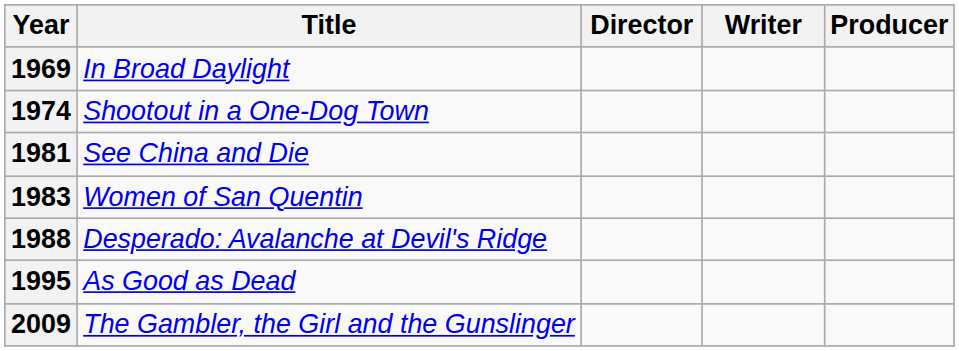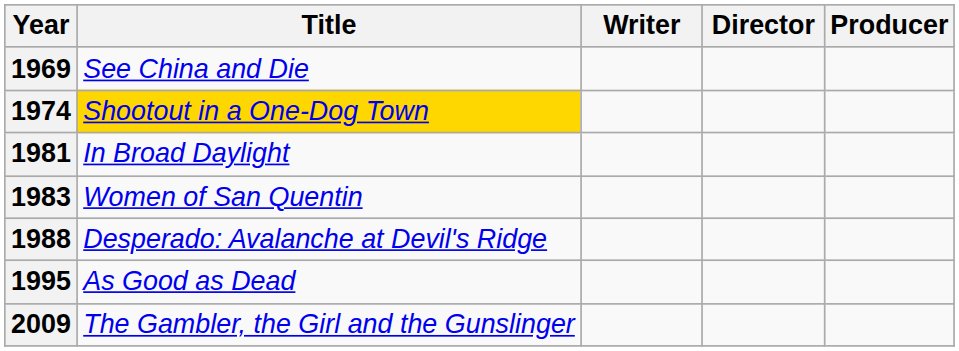columns swapped: (642, 25) <-> (763, 25)
(186, 68) In Broad Daylight -> (196, 68) See China and Die
(256, 111) no background -> (256, 111) gold background
(196, 153) See China and Die -> (186, 153) In Broad Daylight
